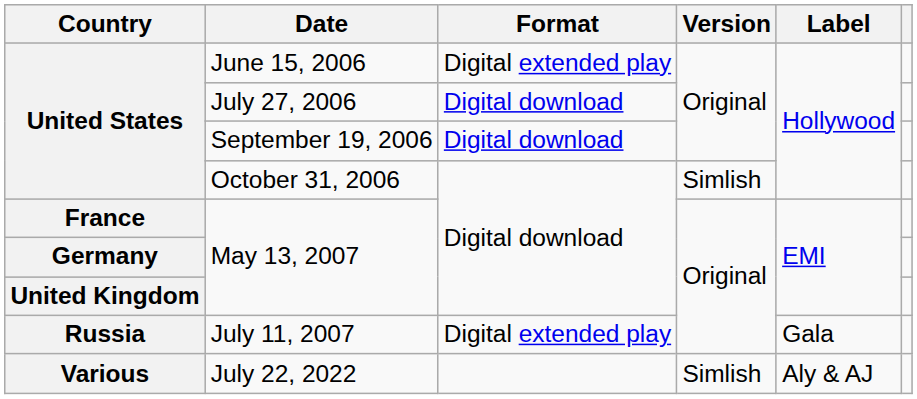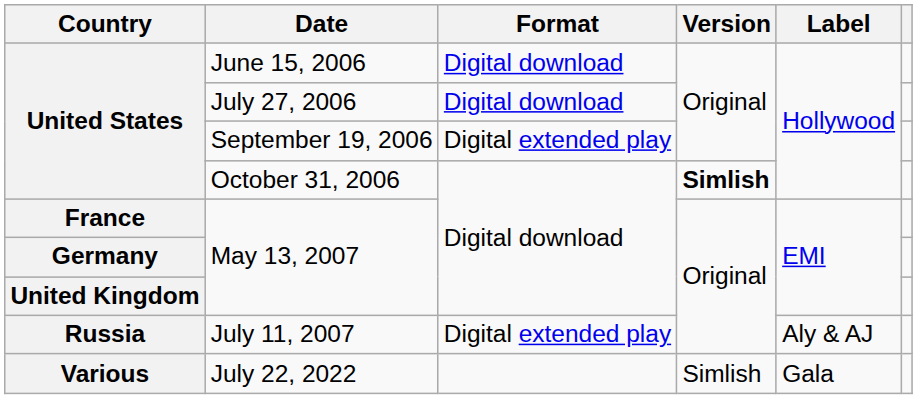(557, 62) Digital extended play -> (534, 62) Digital download
(534, 140) Digital download -> (557, 140) Digital extended play
(722, 179) normal -> (726, 179) bold
(808, 334) Gala -> (828, 334) Aly & AJ
(828, 373) Aly & AJ -> (808, 373) Gala
